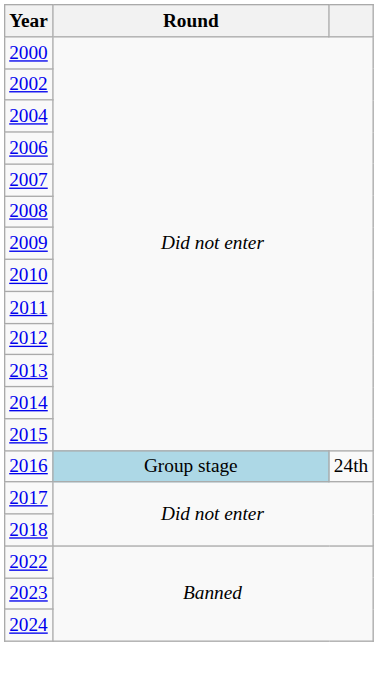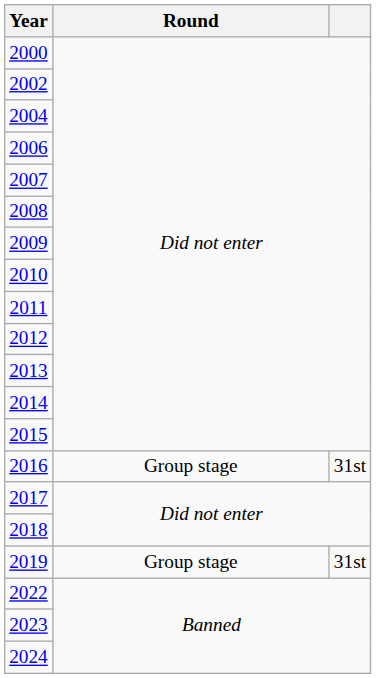(191, 466) lightblue background -> (191, 466) no background
(351, 466) 24th -> (350, 466) 31st
+ row: (28, 561)
